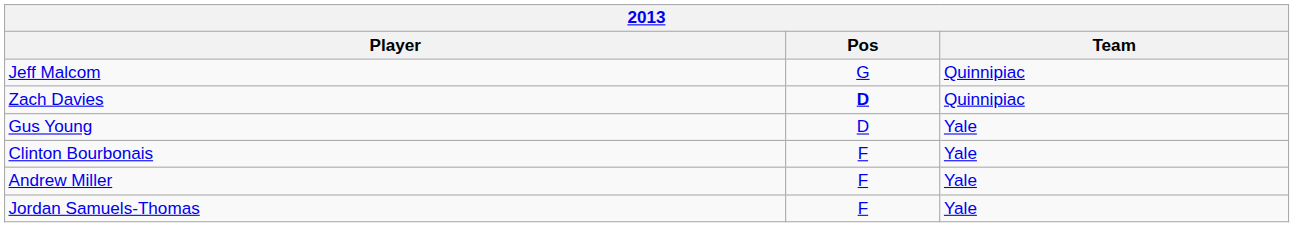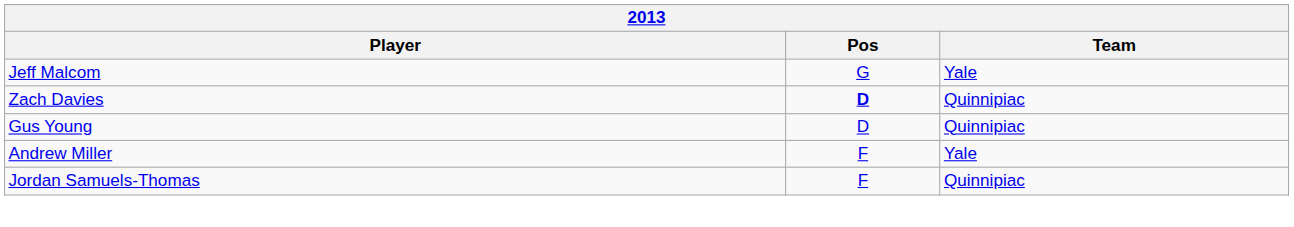(984, 72) Quinnipiac -> (960, 72) Yale
(960, 126) Yale -> (984, 126) Quinnipiac
- row: (81, 153)
(960, 208) Yale -> (984, 180) Quinnipiac
